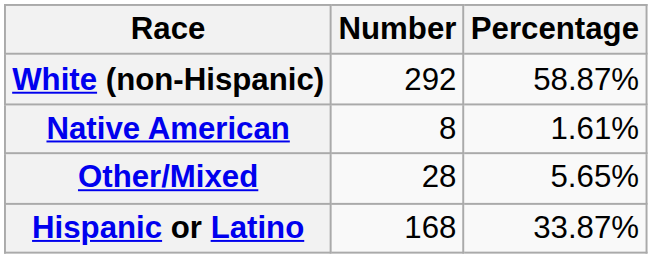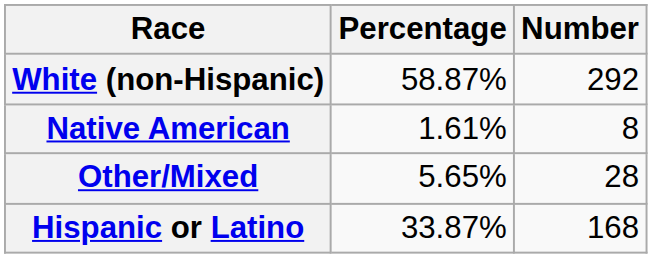columns swapped: (397, 29) <-> (555, 29)
